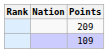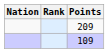columns swapped: (17, 12) <-> (49, 12)
